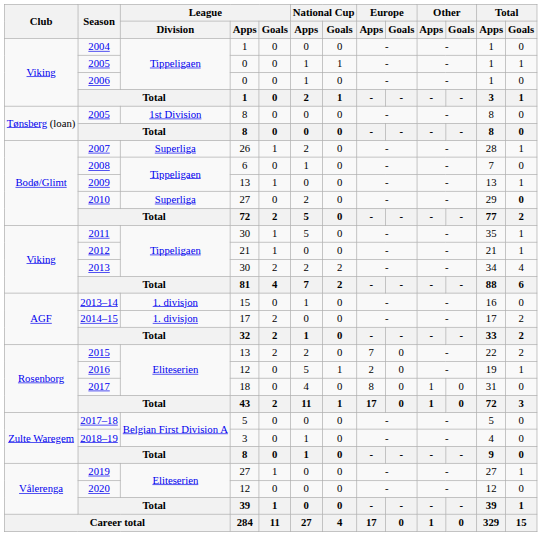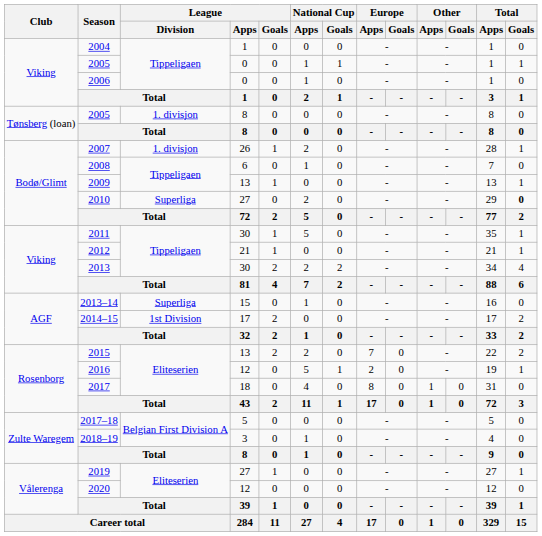(175, 115) 1st Division -> (175, 115) 1. divisjon
(175, 149) Superliga -> (175, 149) 1. divisjon
(175, 302) 1. divisjon -> (175, 302) Superliga
(175, 319) 1. divisjon -> (175, 319) 1st Division
